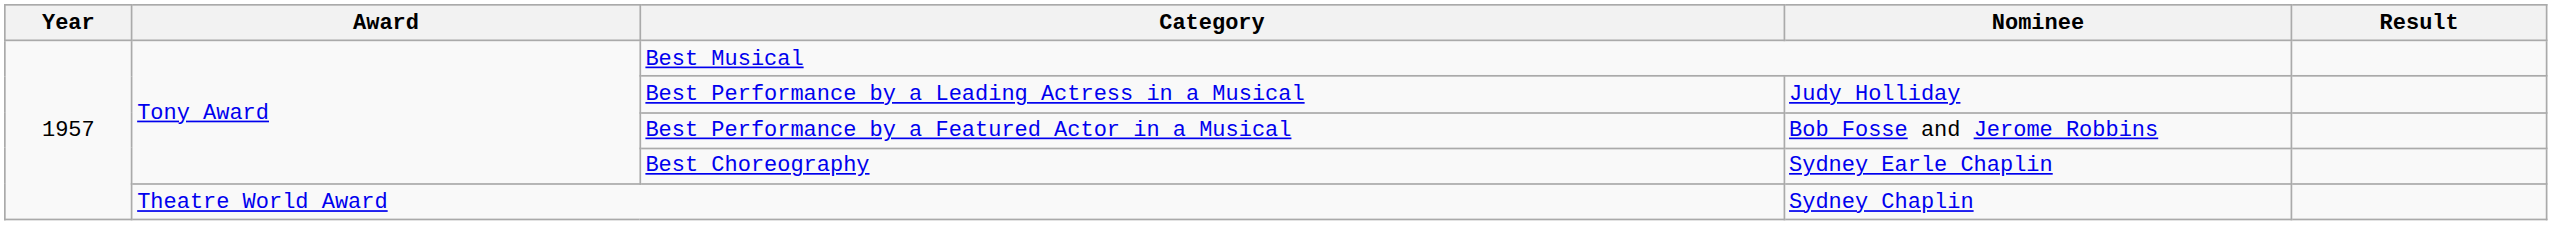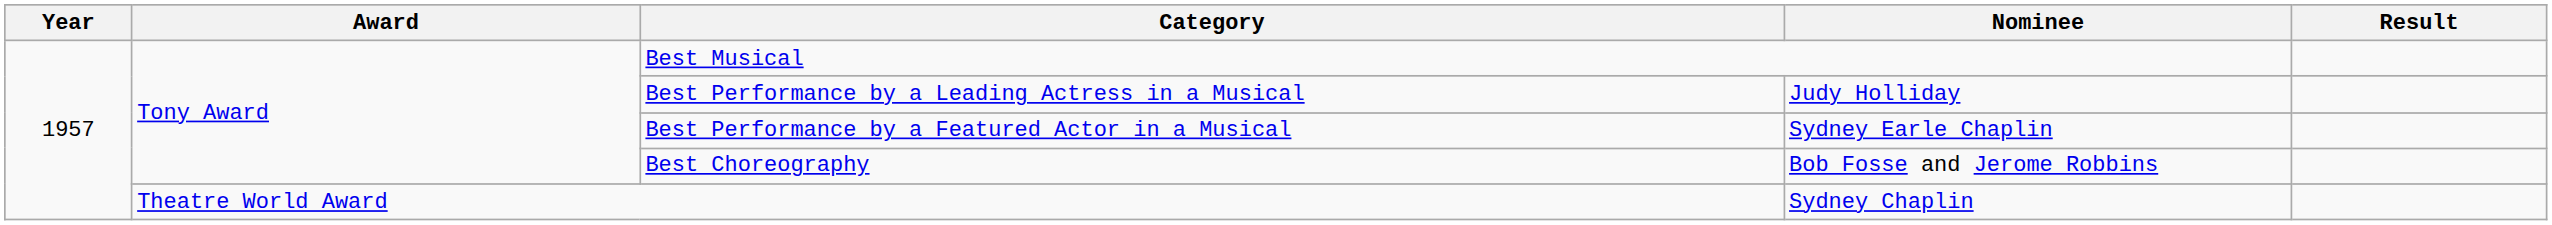(1974, 130) Bob Fosse and Jerome Robbins -> (1921, 130) Sydney Earle Chaplin
(1921, 166) Sydney Earle Chaplin -> (1974, 166) Bob Fosse and Jerome Robbins
